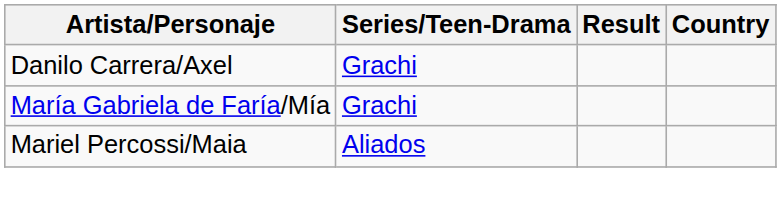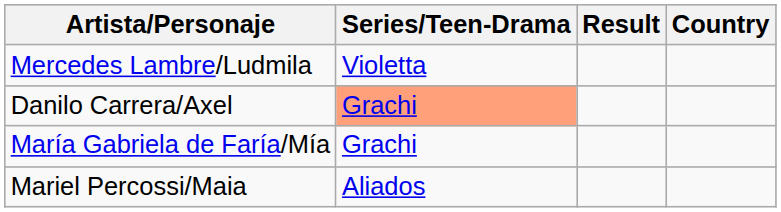+ row: (161, 65)
(379, 65) no background -> (379, 105) lightsalmon background
